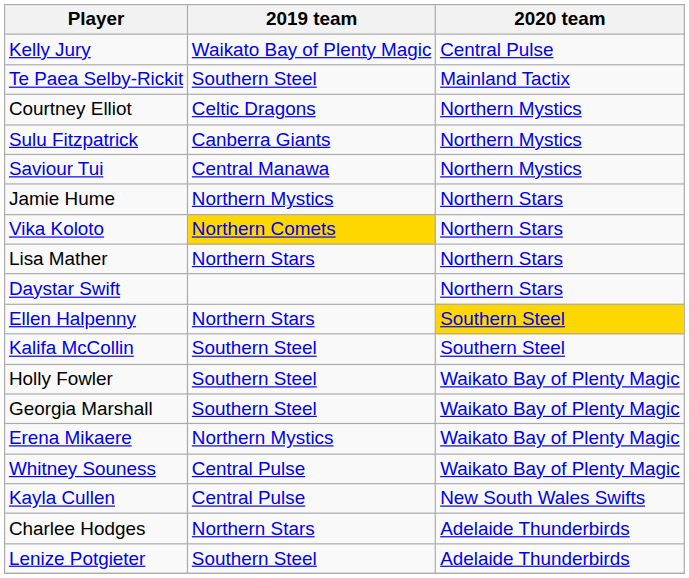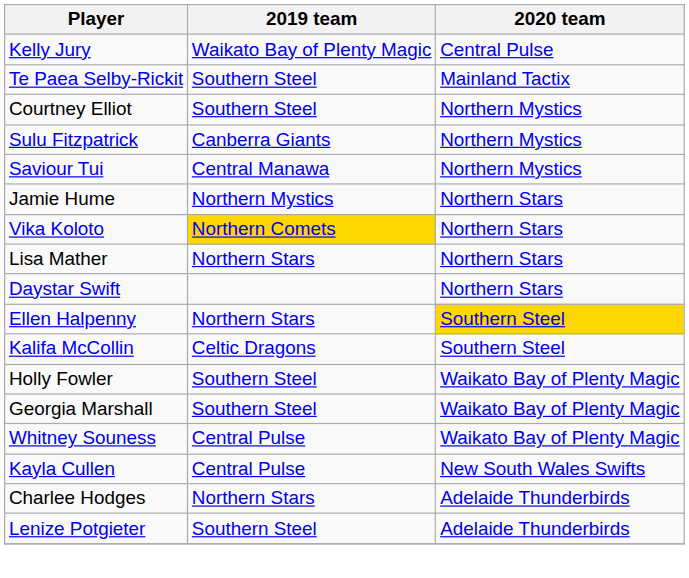(254, 109) Celtic Dragons -> (254, 109) Southern Steel
(254, 348) Southern Steel -> (254, 348) Celtic Dragons
- row: (70, 438)
